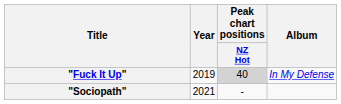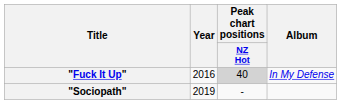(204, 75) 2019 -> (204, 75) 2016
(204, 91) 2021 -> (204, 91) 2019
